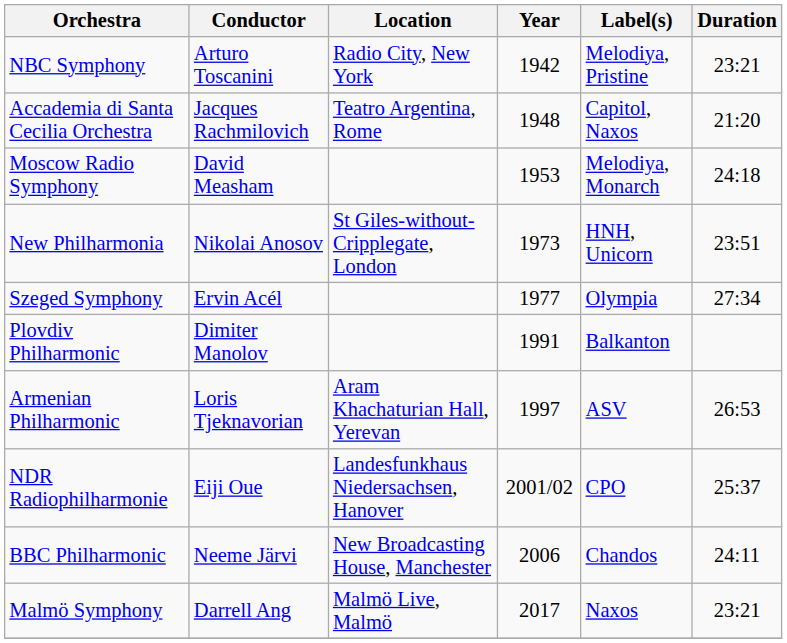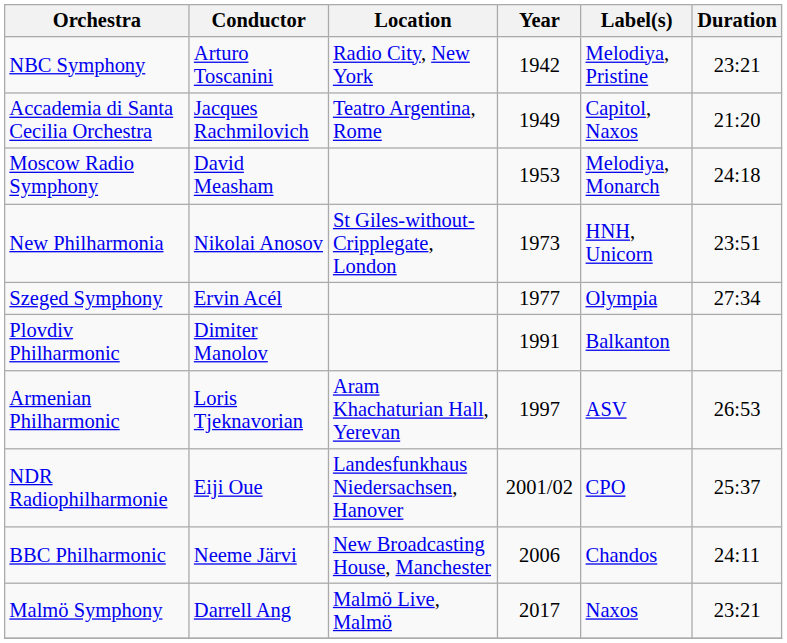(539, 120) 1948 -> (539, 120) 1949
